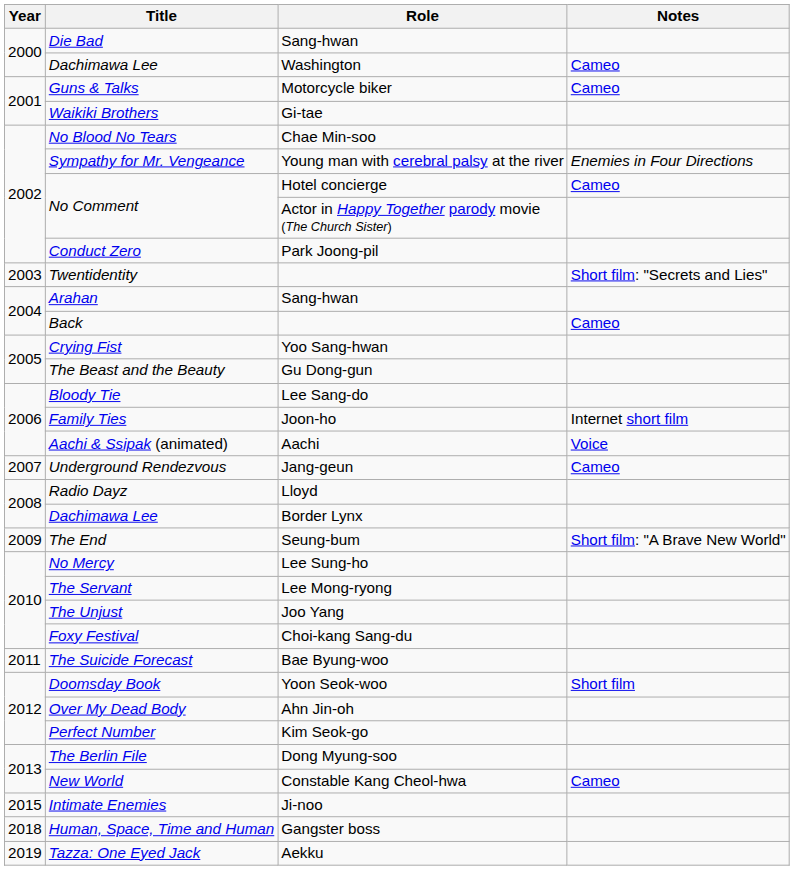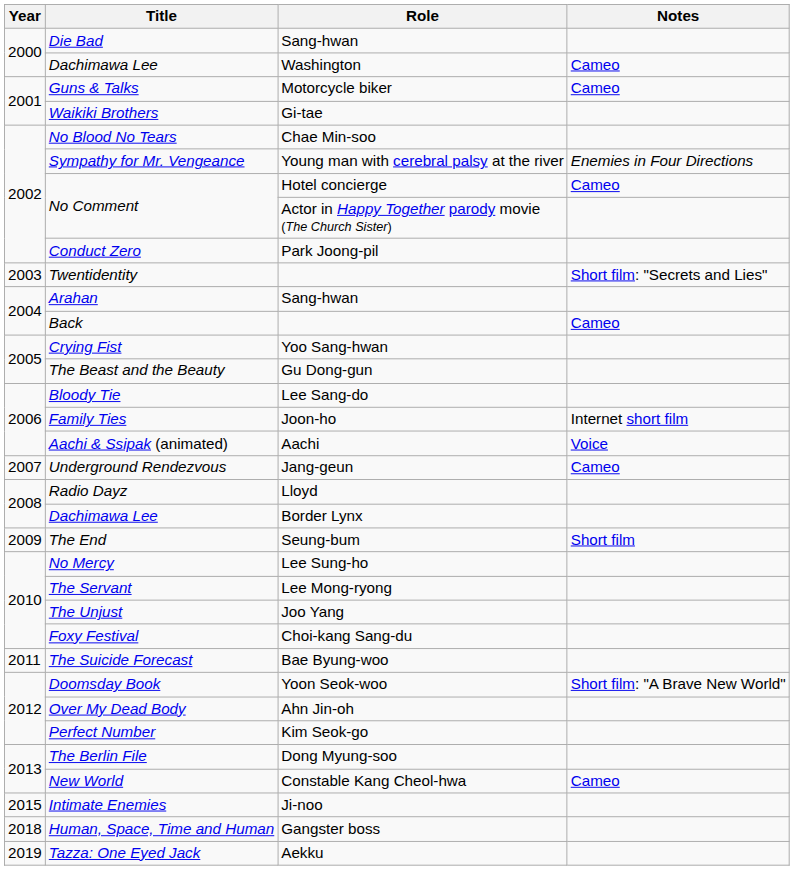(678, 539) Short film: "A Brave New World" -> (603, 539) Short film
(603, 684) Short film -> (678, 684) Short film: "A Brave New World"
